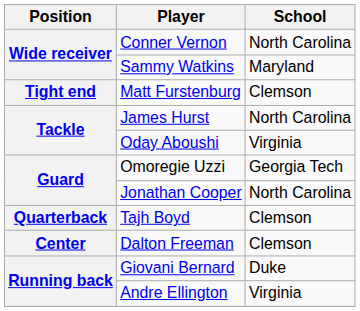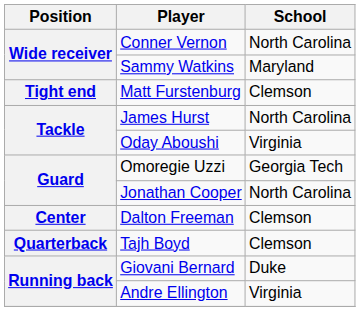rows swapped: (177, 243) <-> (155, 218)
